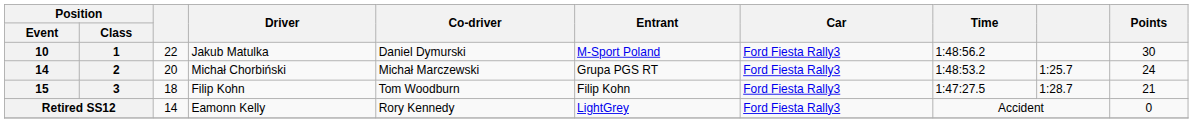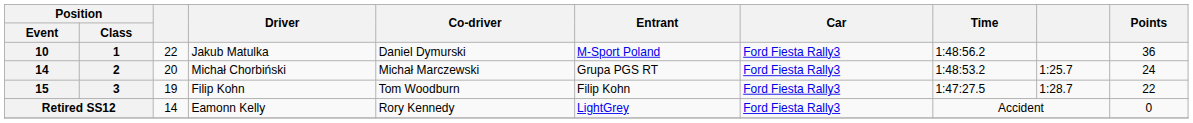(1149, 51) 30 -> (1149, 51) 36
(171, 89) 18 -> (171, 89) 19
(1149, 89) 21 -> (1149, 89) 22
